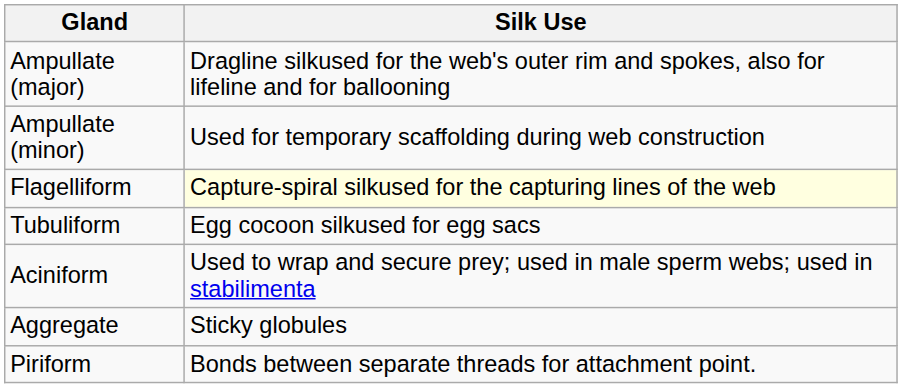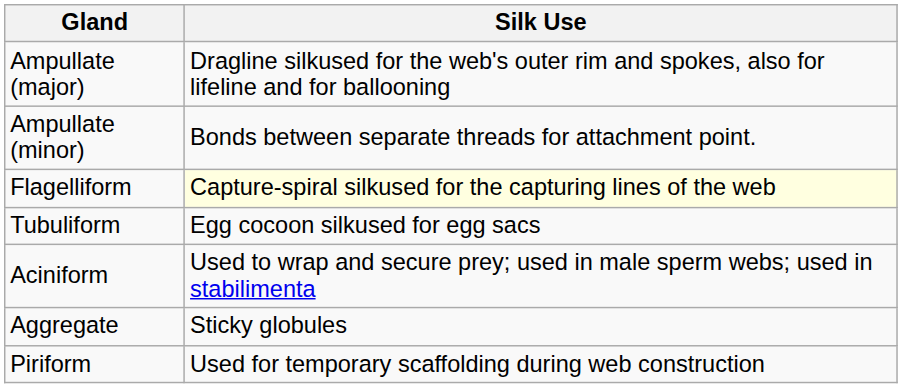(477, 137) Used for temporary scaffolding during web construction -> (473, 137) Bonds between separate threads for attachment point.
(473, 363) Bonds between separate threads for attachment point. -> (477, 363) Used for temporary scaffolding during web construction
